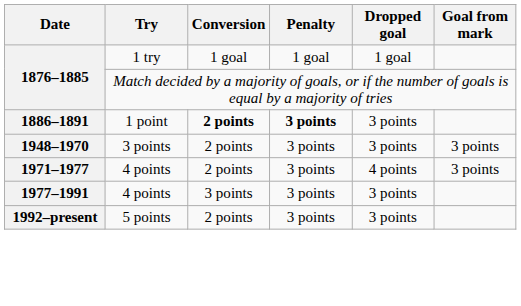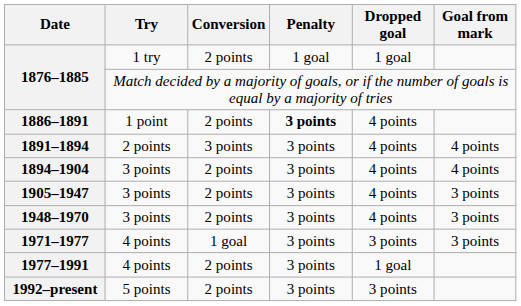(229, 57) 1 goal -> (229, 57) 2 points
(229, 121) bold -> (229, 121) normal
(393, 121) 3 points -> (393, 121) 4 points
+ row: (55, 145)
+ row: (55, 169)
+ row: (55, 193)
(393, 145) 3 points -> (393, 217) 4 points
(229, 169) 2 points -> (229, 241) 1 goal
(393, 169) 4 points -> (393, 241) 3 points
(229, 193) 3 points -> (229, 264) 2 points
(393, 193) 3 points -> (393, 264) 1 goal
